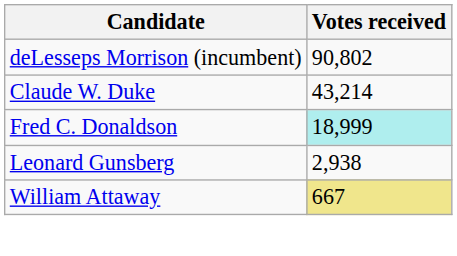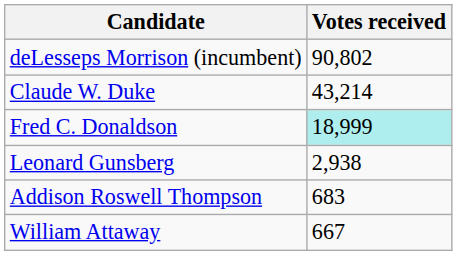+ row: (136, 197)
(328, 197) khaki background -> (328, 232) no background
